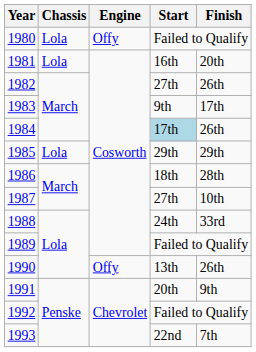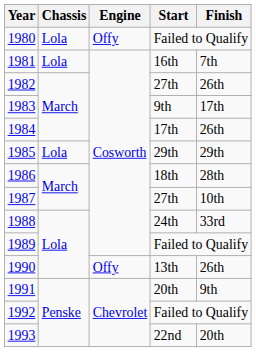(212, 61) 20th -> (209, 61) 7th
(166, 130) lightblue background -> (166, 130) no background
(209, 335) 7th -> (212, 335) 20th
